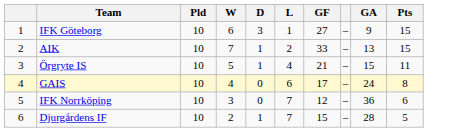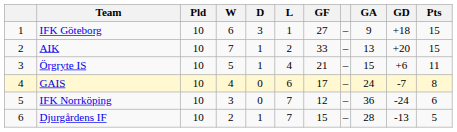+ column: (401, 13)
